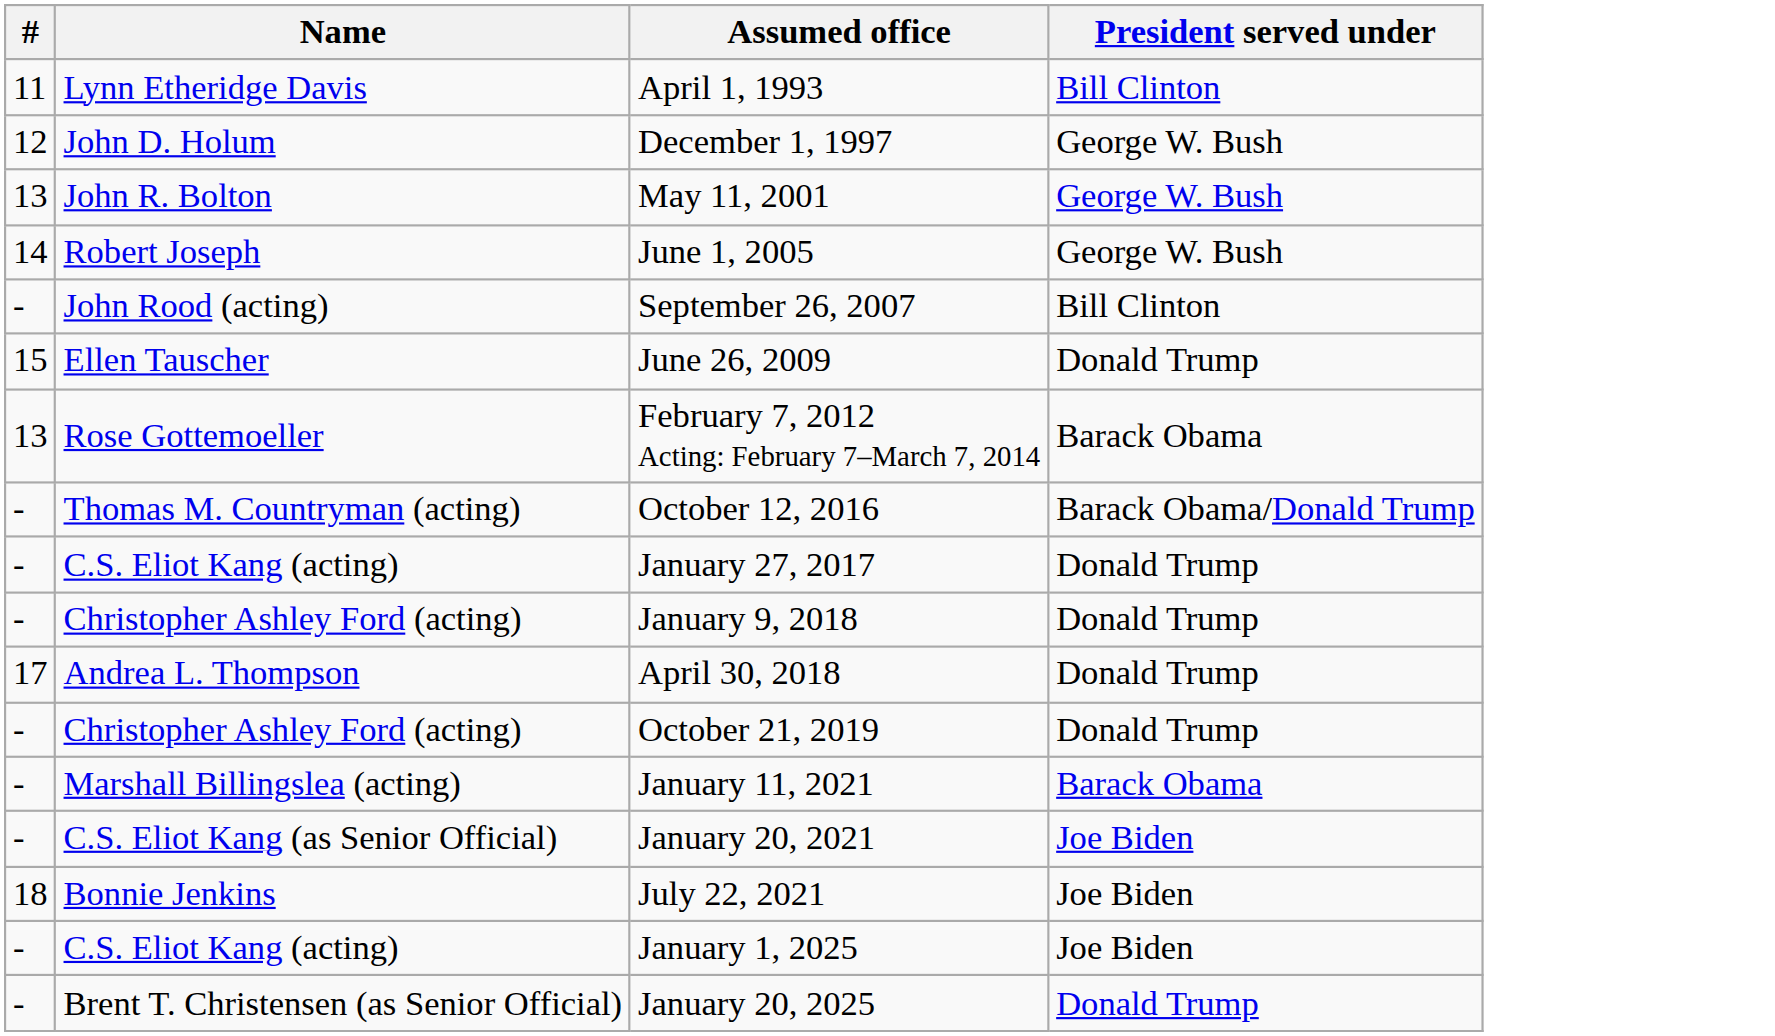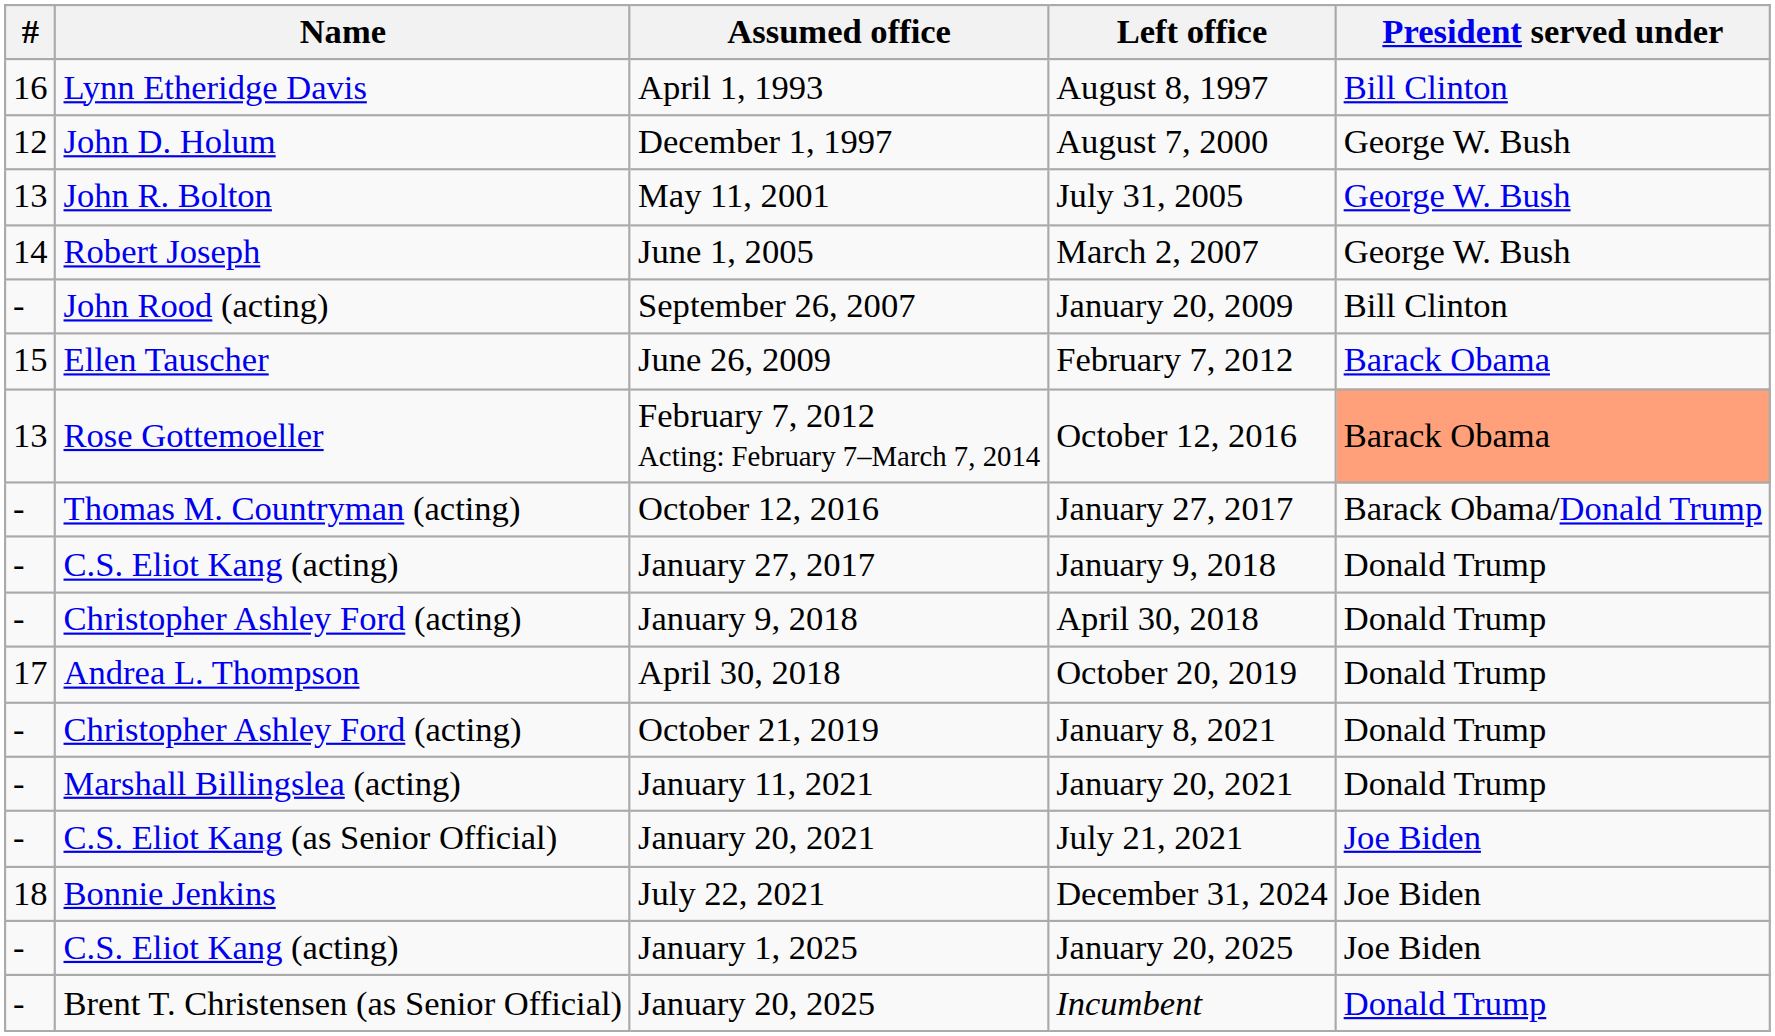+ column: (1192, 31)
(30, 86) 11 -> (30, 86) 16
(1157, 360) Donald Trump -> (1447, 360) Barack Obama
(1159, 435) no background -> (1447, 435) lightsalmon background
(1159, 783) Barack Obama -> (1445, 783) Donald Trump
